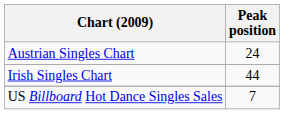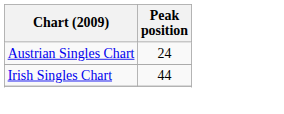- row: (115, 97)
